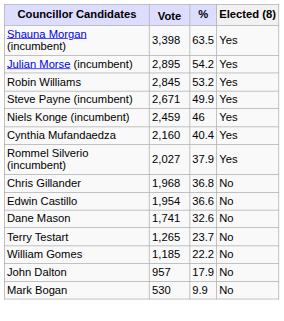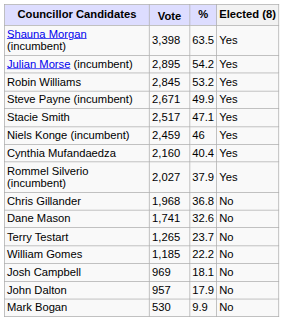+ row: (38, 117)
- row: (42, 201)
+ row: (44, 272)
